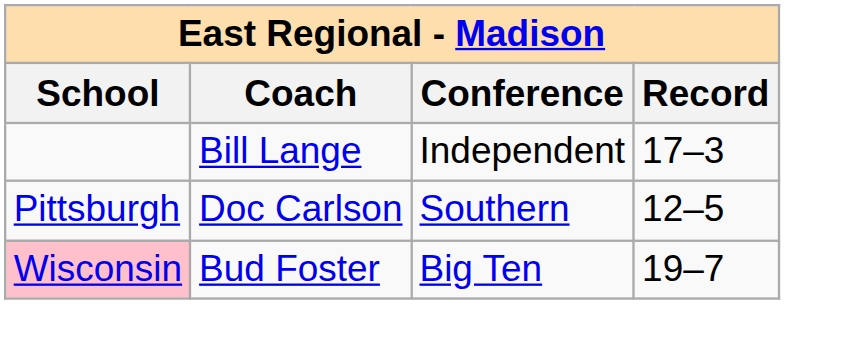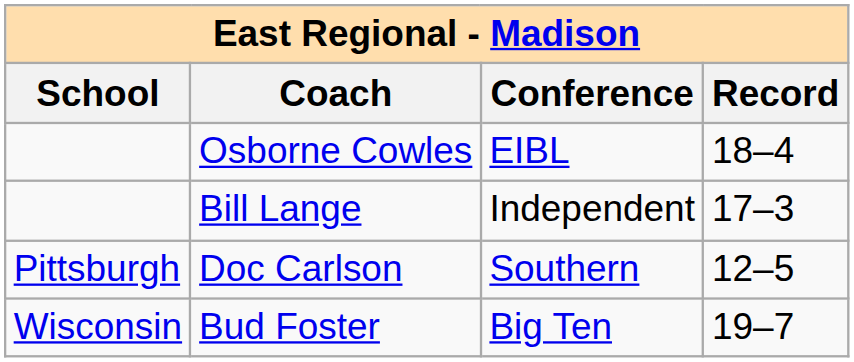+ row: (336, 151)
(98, 268) pink background -> (98, 326) no background
